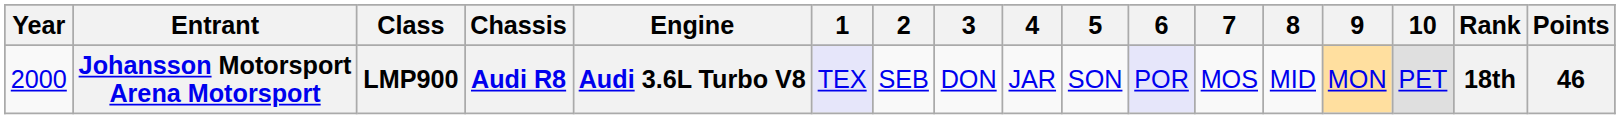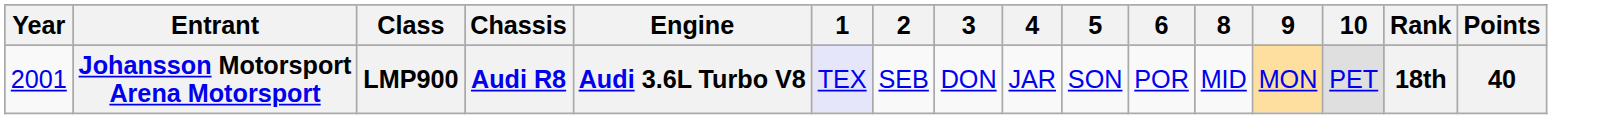- column: (1229, 25)
(39, 79) 2000 -> (39, 79) 2001
(1162, 79) lavender background -> (1162, 79) no background
(1571, 79) 46 -> (1502, 79) 40
